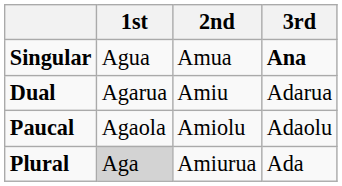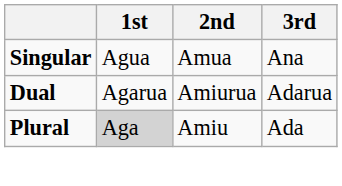(286, 57) bold -> (285, 57) normal
(203, 92) Amiu -> (217, 92) Amiurua
- row: (42, 127)
(217, 163) Amiurua -> (203, 127) Amiu
